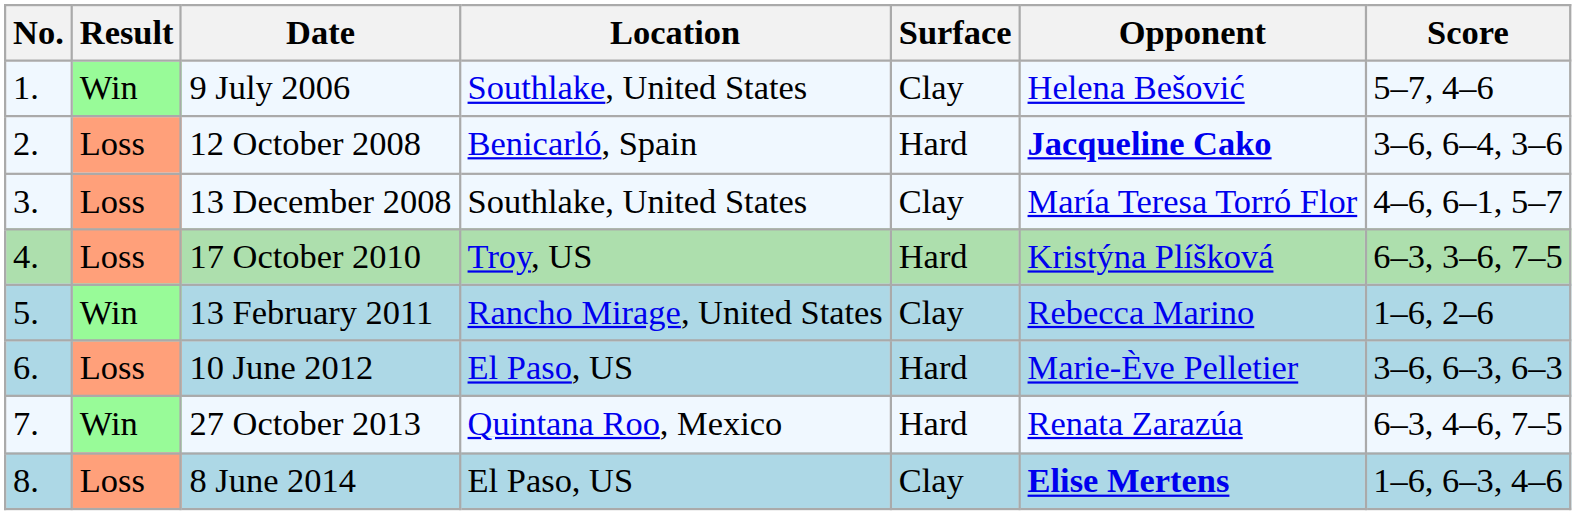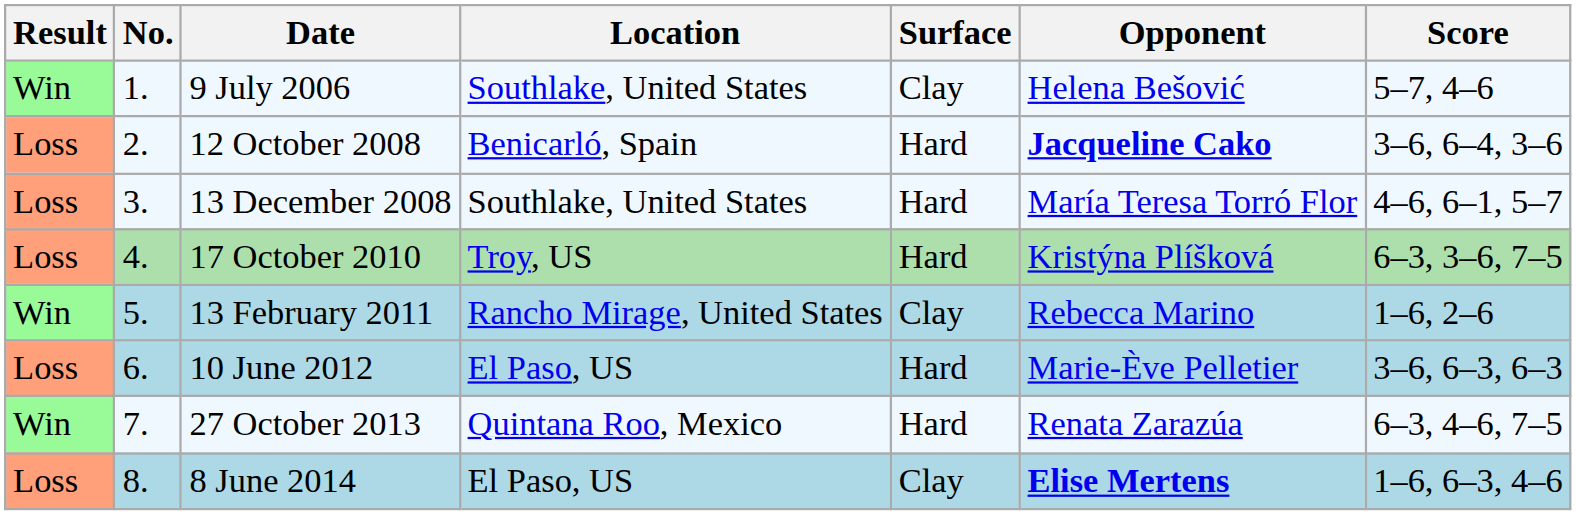columns swapped: (127, 31) <-> (38, 31)
(931, 199) Clay -> (933, 199) Hard
